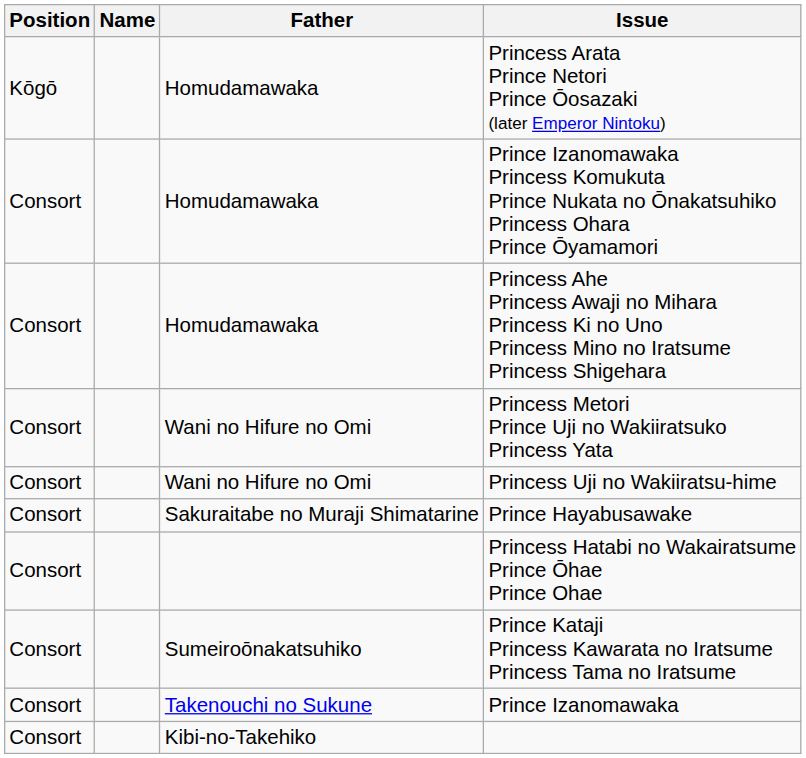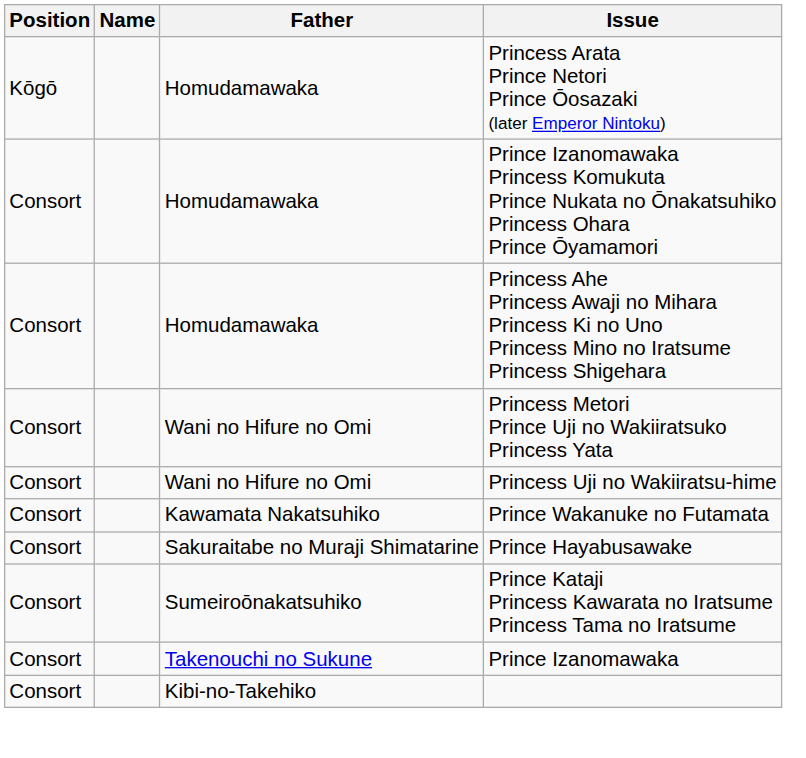+ row: (629, 515)
- row: (642, 570)
